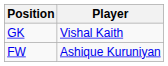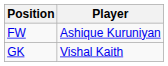rows swapped: (16, 33) <-> (16, 52)
